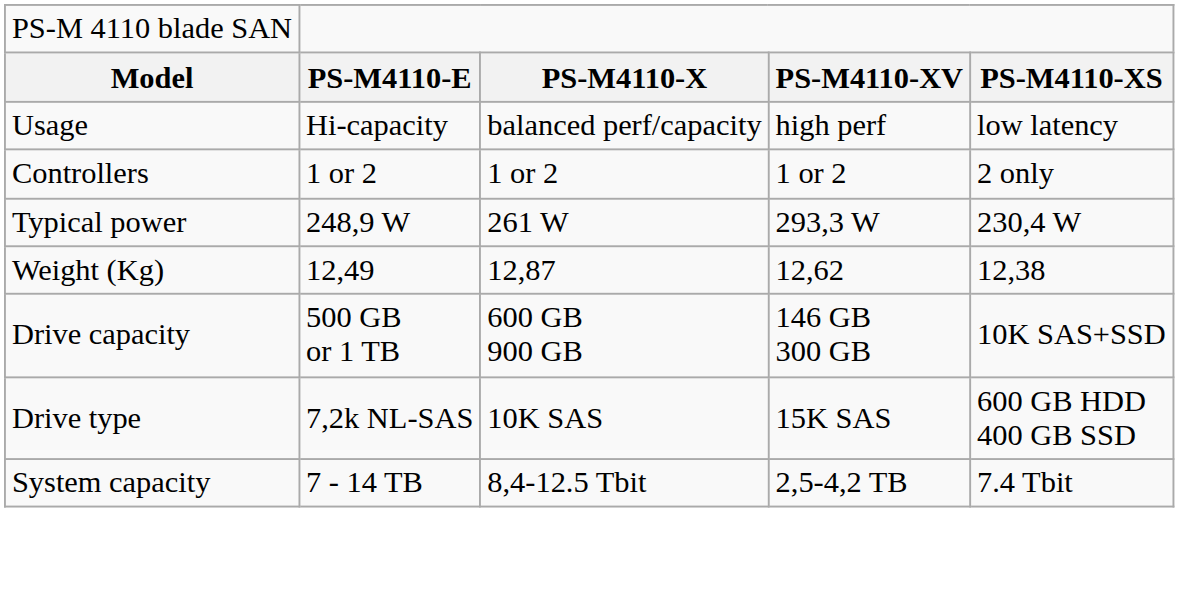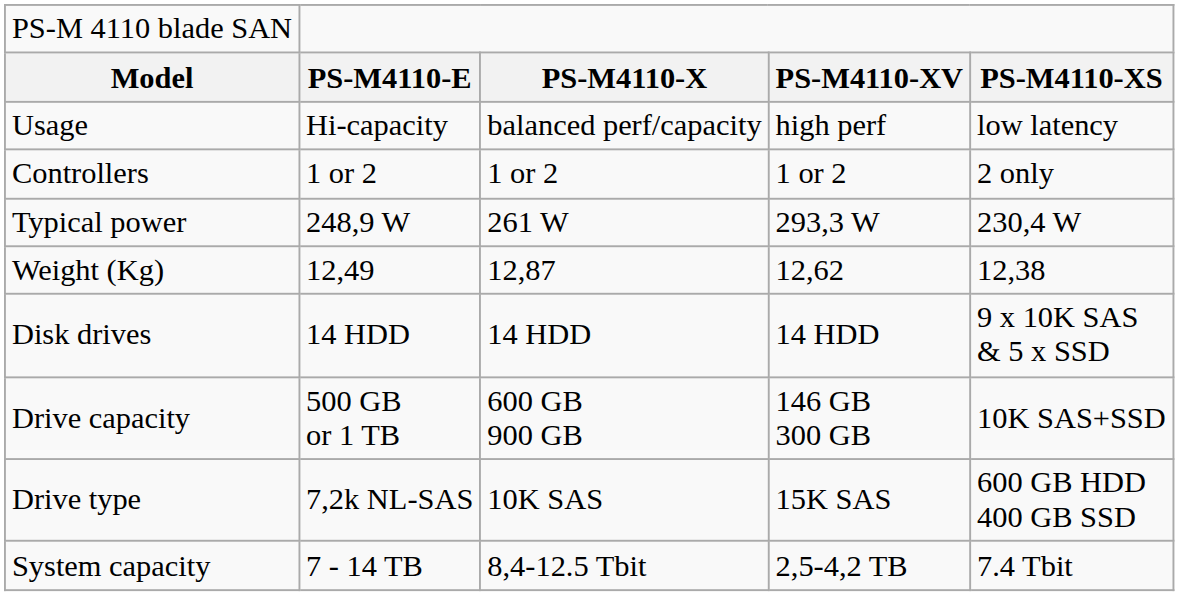+ row: (82, 334)
